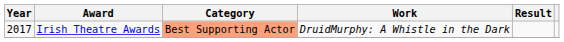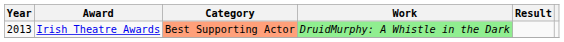(19, 30) 2017 -> (19, 30) 2013
(405, 30) no background -> (405, 30) lightgreen background
